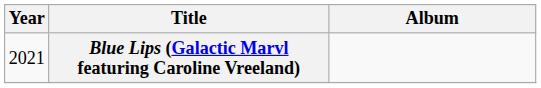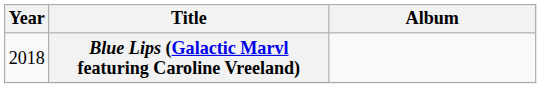(27, 57) 2021 -> (27, 57) 2018
